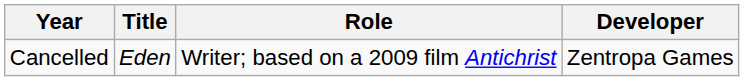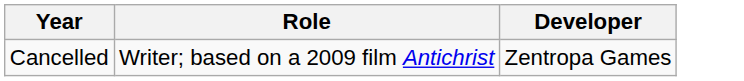- column: (145, 22)
